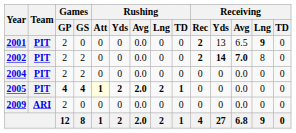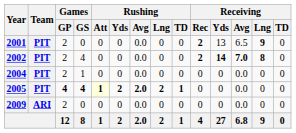(83, 58) 2 -> (83, 58) 4
(262, 58) normal -> (262, 58) bold
(83, 74) 2 -> (83, 74) 1
